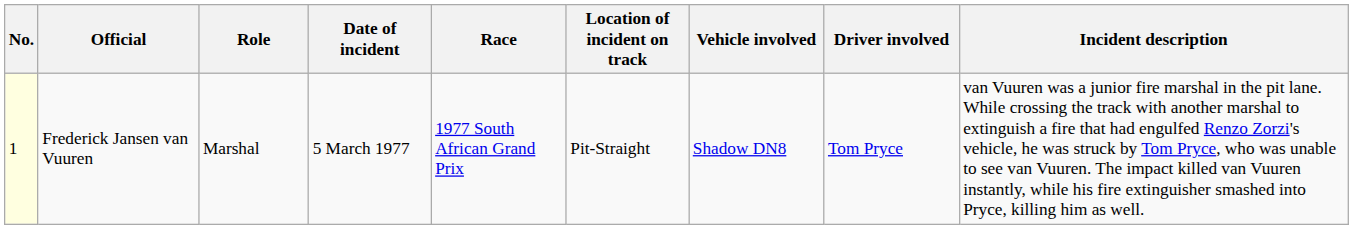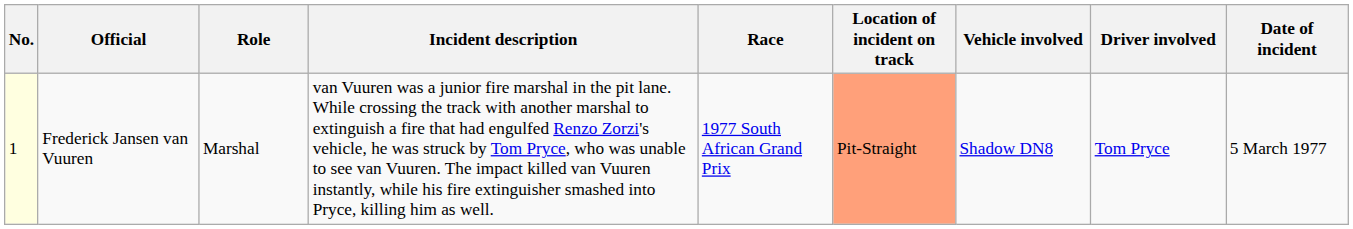columns swapped: (370, 38) <-> (1154, 38)
(610, 148) no background -> (877, 148) lightsalmon background
